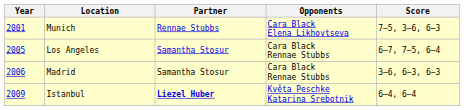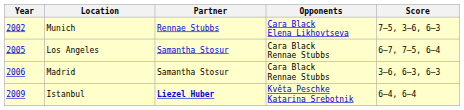(16, 28) 2001 -> (16, 28) 2002
